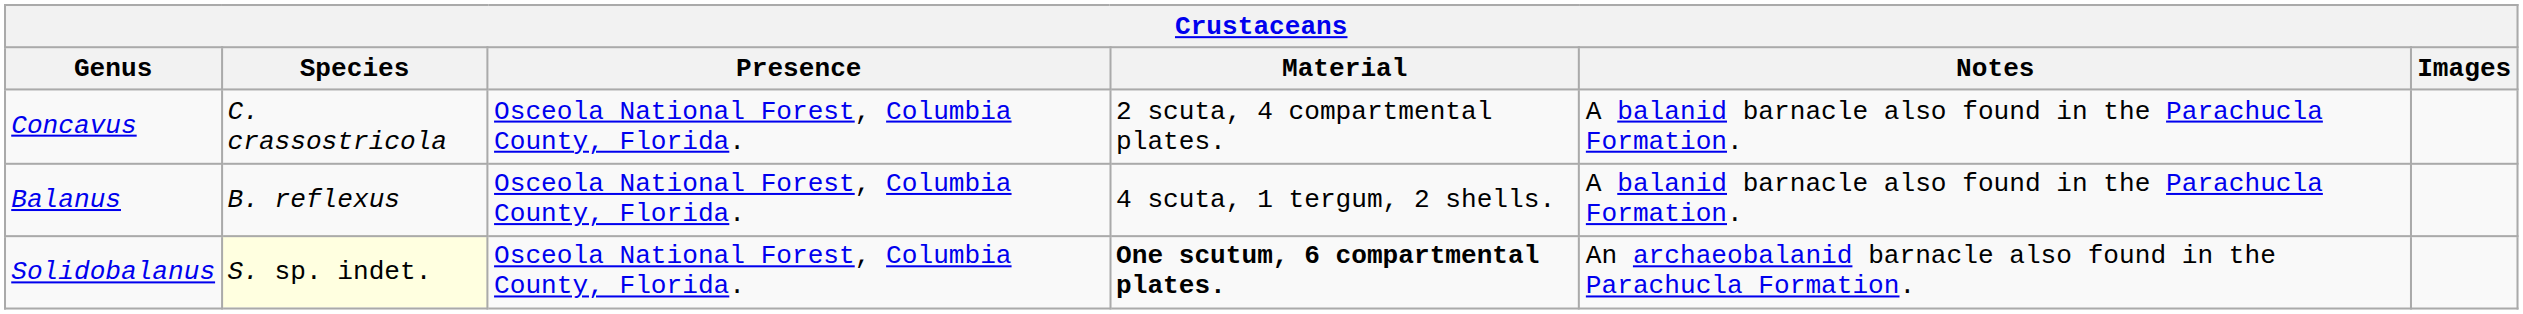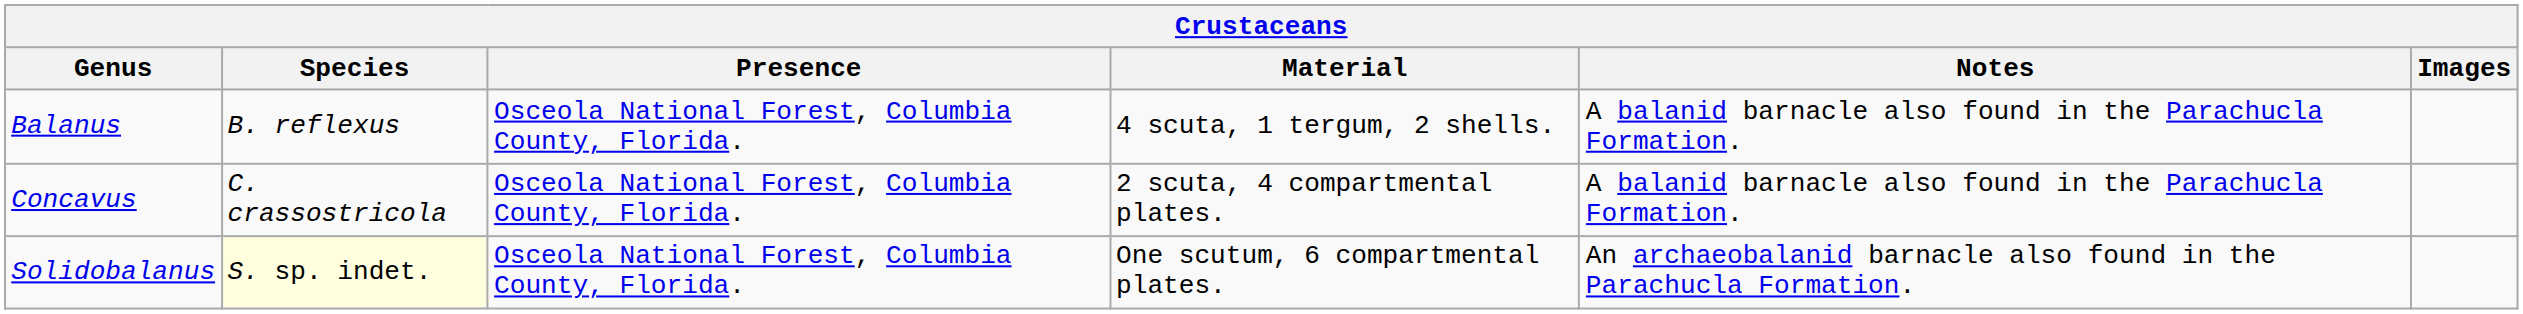rows swapped: (66, 199) <-> (74, 127)
(1328, 272) bold -> (1328, 272) normal
